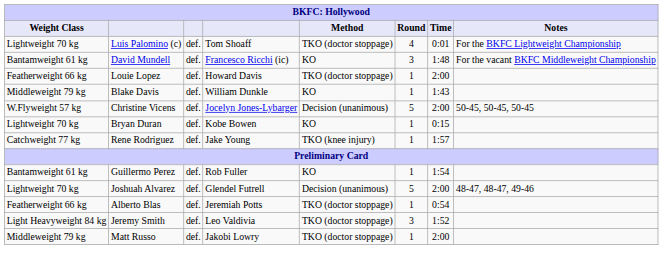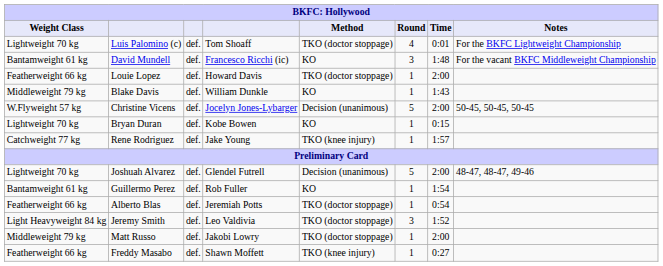rows swapped: (143, 172) <-> (143, 188)
+ row: (141, 252)
